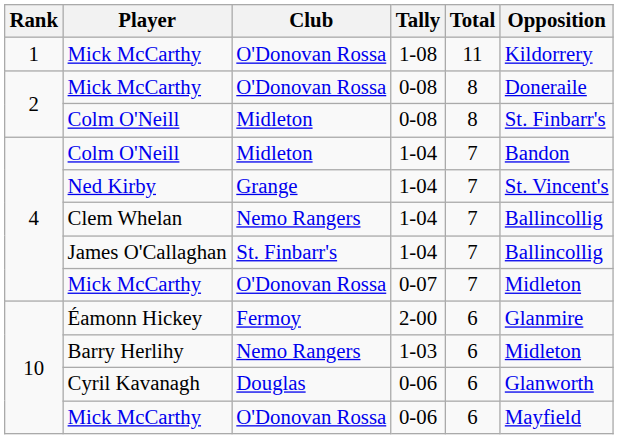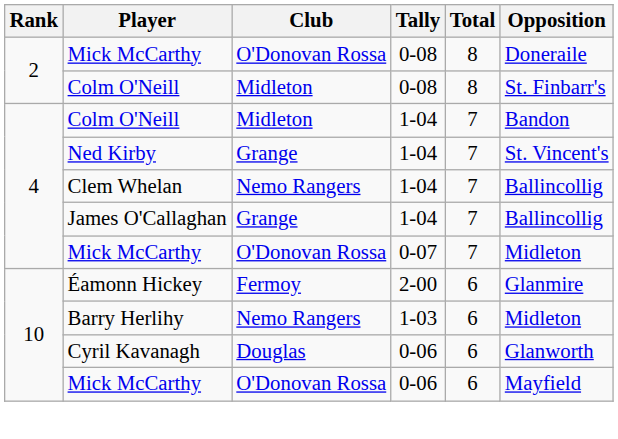- row: (134, 53)
(287, 251) St. Finbarr's -> (267, 218) Grange
